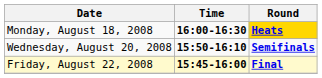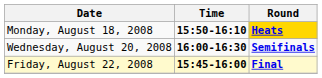(212, 30) 16:00-16:30 -> (212, 30) 15:50-16:10
(212, 47) 15:50-16:10 -> (212, 47) 16:00-16:30
